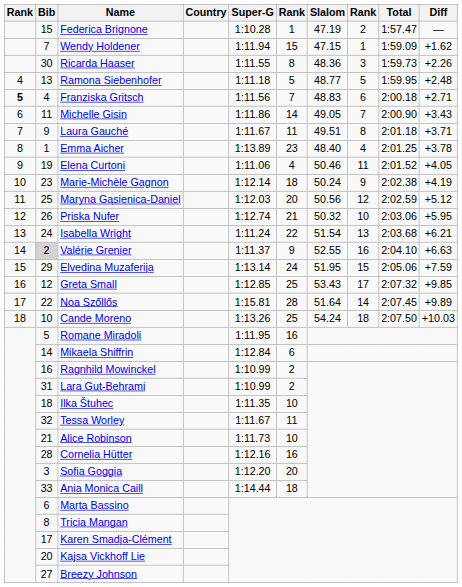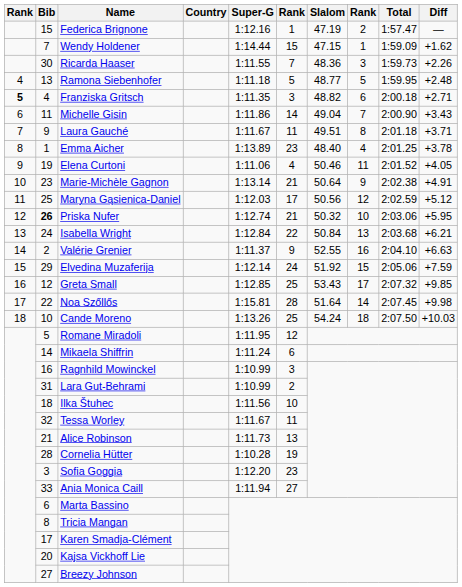(253, 30) 1:10.28 -> (253, 30) 1:12.16
(253, 47) 1:11.94 -> (253, 47) 1:14.44
(292, 64) 8 -> (292, 64) 7
(253, 98) 1:11.56 -> (253, 98) 1:11.35
(292, 98) 7 -> (292, 98) 3
(327, 98) 48.83 -> (327, 98) 48.82
(327, 115) 49.05 -> (327, 115) 49.04
(253, 183) 1:12.14 -> (253, 183) 1:13.14
(292, 183) 18 -> (292, 183) 21
(327, 183) 50.24 -> (327, 183) 50.64
(438, 183) +4.19 -> (438, 183) +4.91
(292, 200) 20 -> (292, 200) 17
(47, 217) normal -> (47, 217) bold
(253, 234) 1:11.24 -> (253, 234) 1:12.84
(327, 234) 51.54 -> (327, 234) 50.84
(47, 251) lightgrey background -> (47, 251) no background
(253, 268) 1:13.14 -> (253, 268) 1:12.14
(327, 268) 51.95 -> (327, 268) 51.92
(438, 302) +9.89 -> (438, 302) +9.98
(292, 336) 16 -> (292, 336) 12
(253, 353) 1:12.84 -> (253, 353) 1:11.24
(292, 370) 2 -> (292, 370) 3
(253, 404) 1:11.35 -> (253, 404) 1:11.56
(292, 438) 10 -> (292, 438) 13
(253, 455) 1:12.16 -> (253, 455) 1:10.28
(292, 455) 16 -> (292, 455) 19
(292, 472) 20 -> (292, 472) 23
(253, 489) 1:14.44 -> (253, 489) 1:11.94
(292, 489) 18 -> (292, 489) 27
